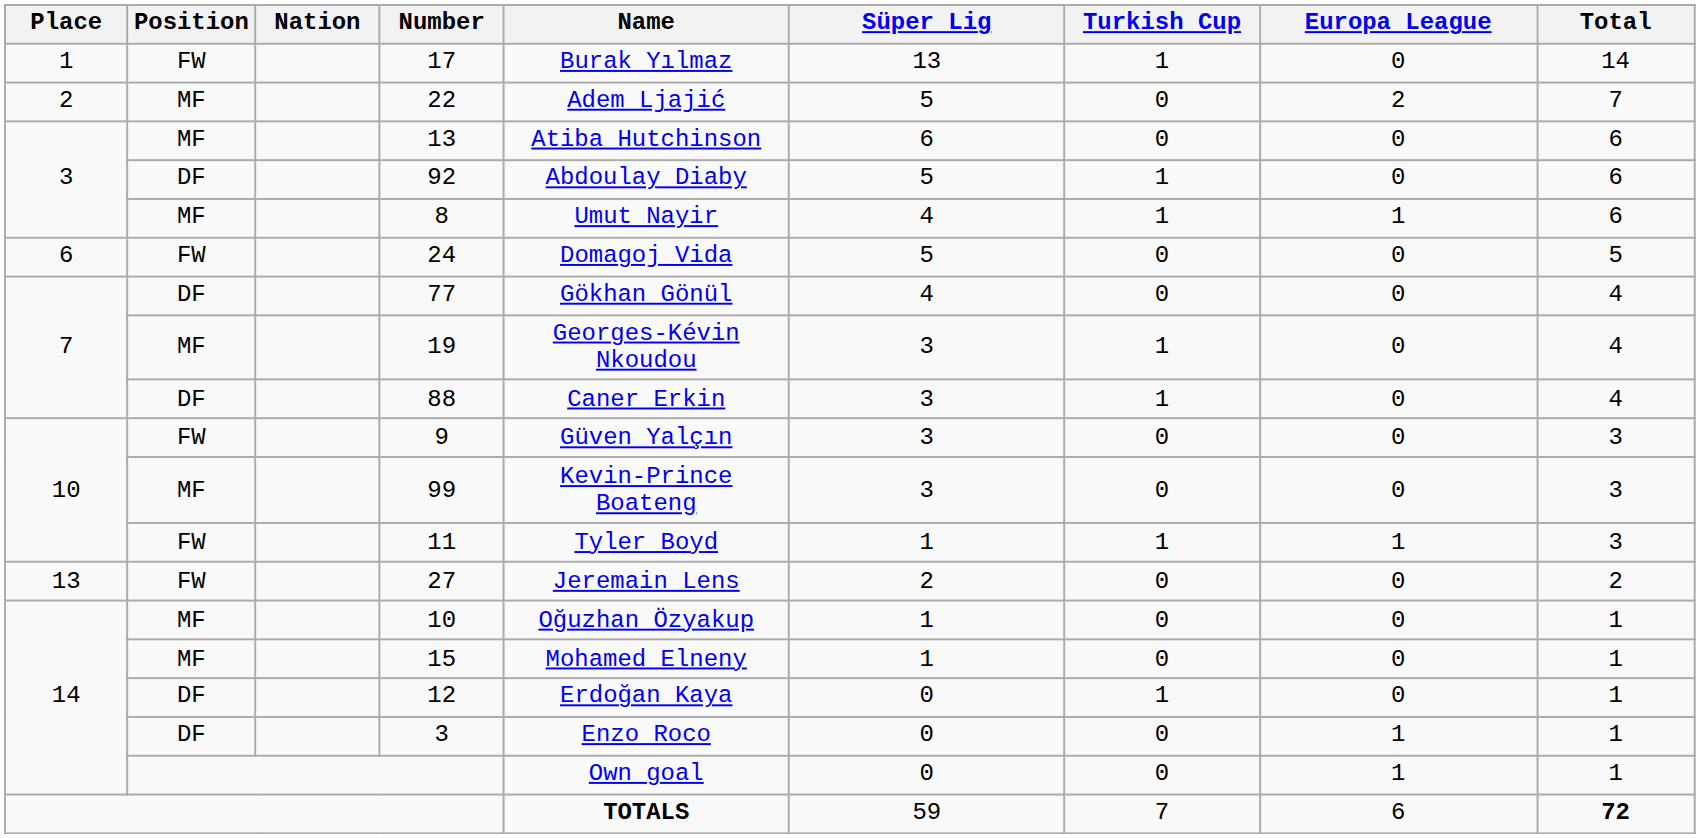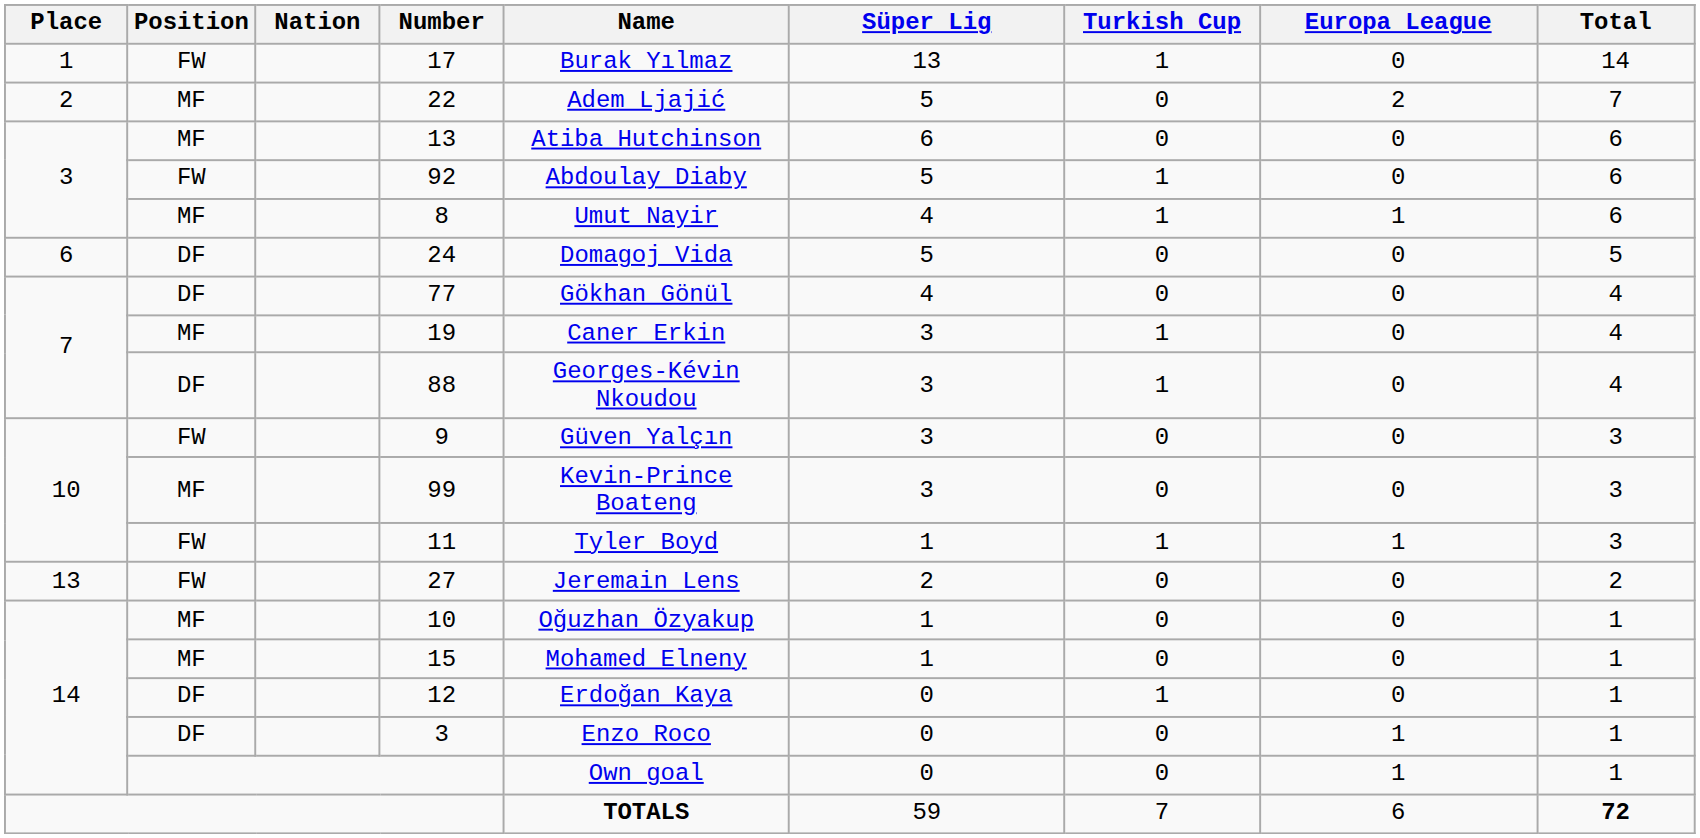(191, 179) DF -> (191, 179) FW
(191, 257) FW -> (191, 257) DF
(646, 348) Georges-Kévin Nkoudou -> (646, 334) Caner Erkin
(646, 400) Caner Erkin -> (646, 386) Georges-Kévin Nkoudou
